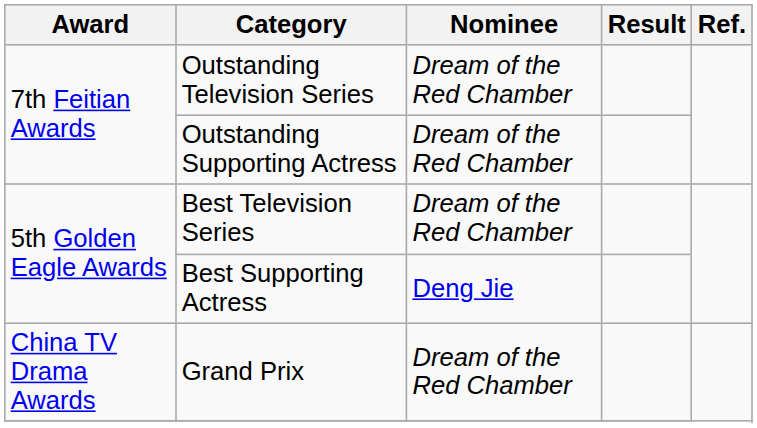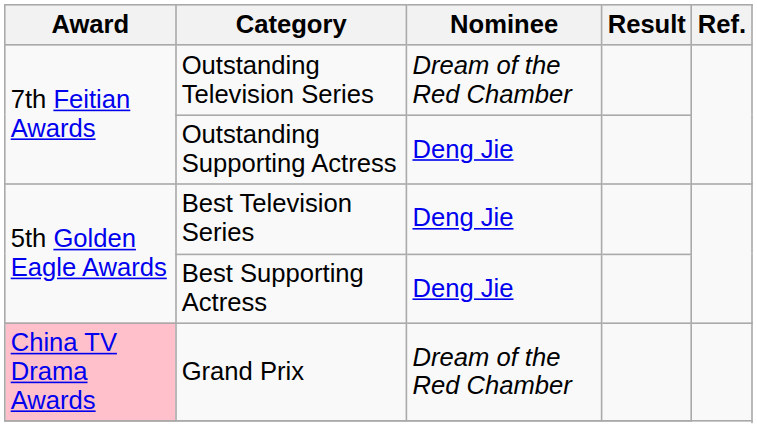(492, 149) Dream of the Red Chamber -> (463, 149) Deng Jie
(492, 218) Dream of the Red Chamber -> (463, 218) Deng Jie
(64, 371) no background -> (64, 371) pink background
